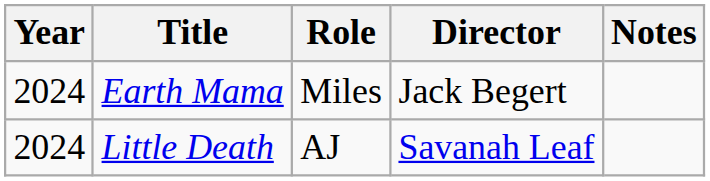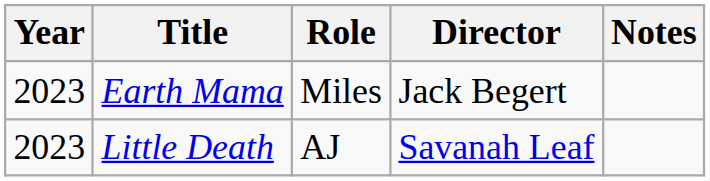(49, 89) 2024 -> (49, 89) 2023
(49, 146) 2024 -> (49, 146) 2023
